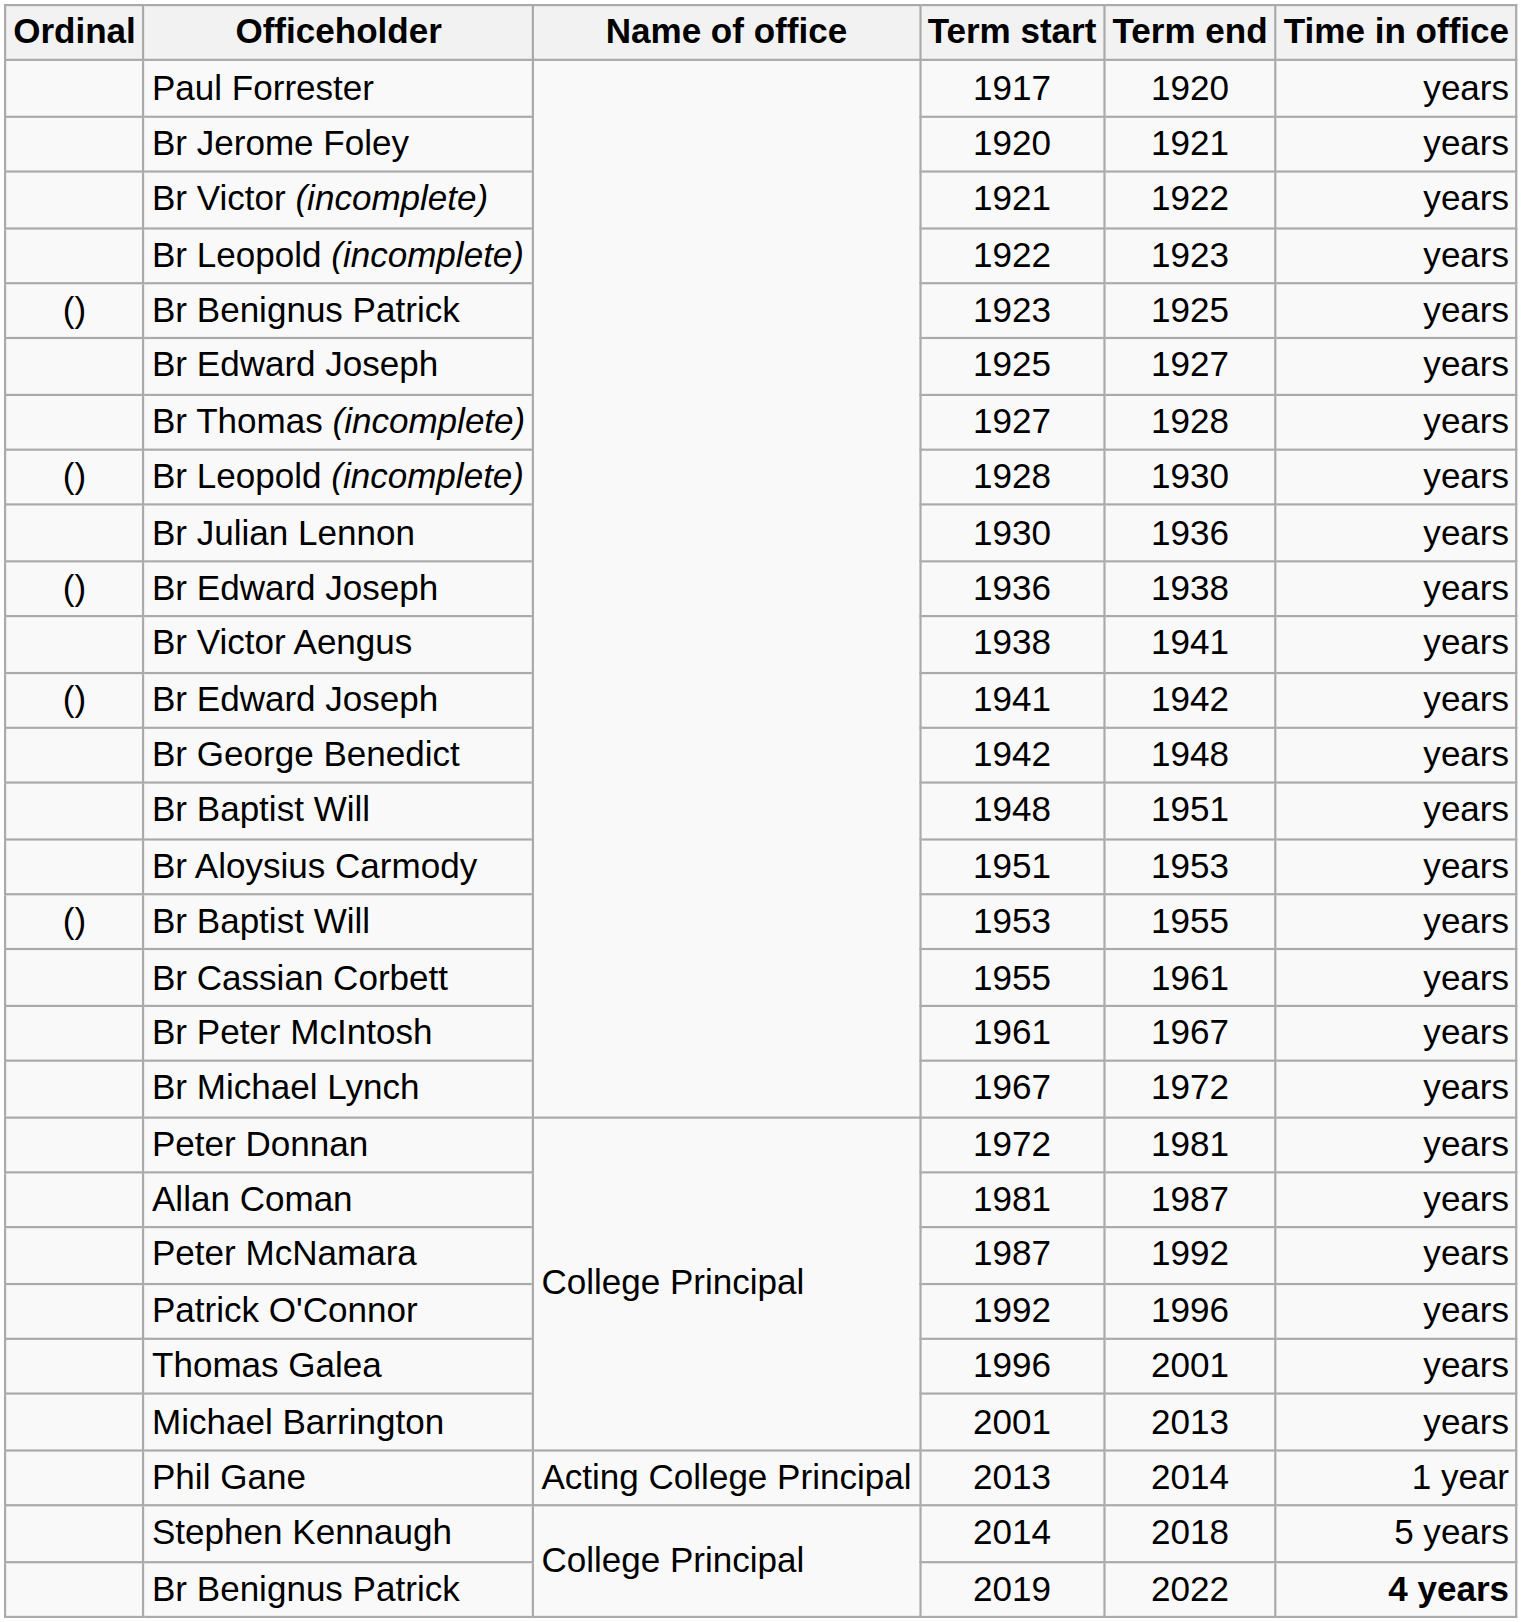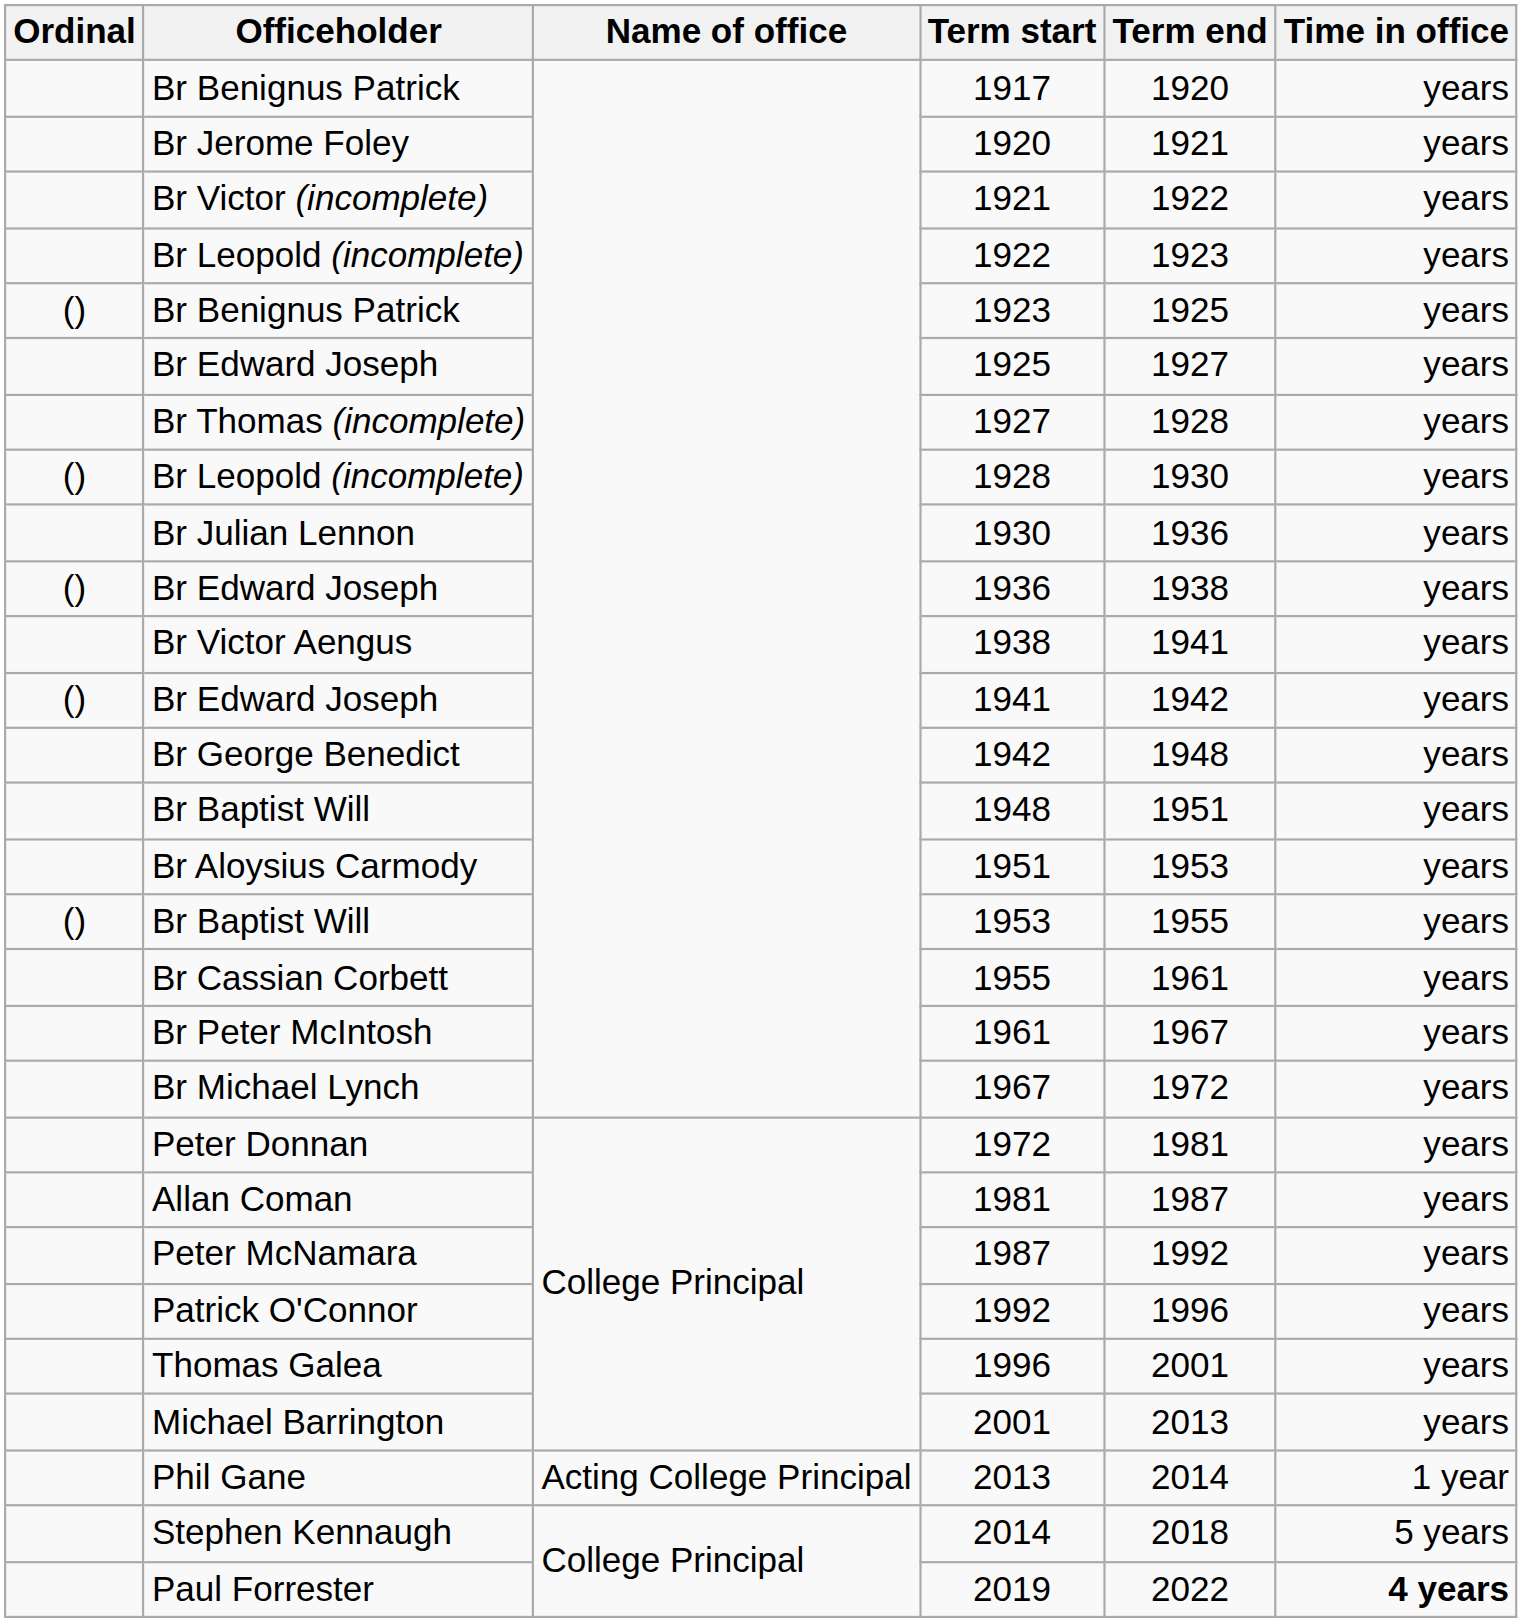(263, 87) Paul Forrester -> (306, 87) Br Benignus Patrick
(306, 1588) Br Benignus Patrick -> (263, 1588) Paul Forrester
